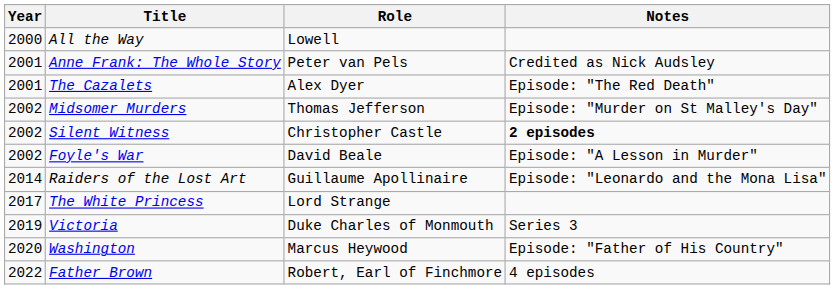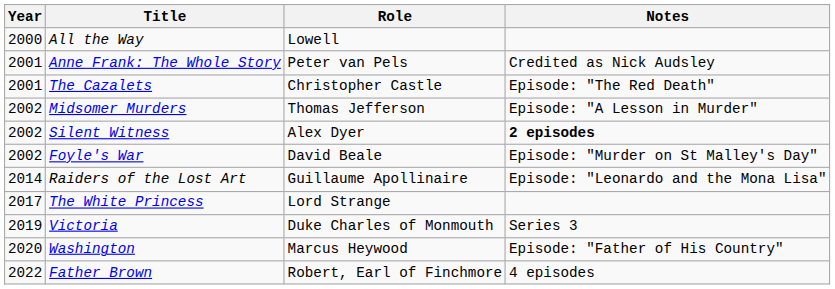(326, 86) Alex Dyer -> (365, 86) Christopher Castle
(663, 109) Episode: "Murder on St Malley's Day" -> (633, 109) Episode: "A Lesson in Murder"
(365, 133) Christopher Castle -> (326, 133) Alex Dyer
(633, 156) Episode: "A Lesson in Murder" -> (663, 156) Episode: "Murder on St Malley's Day"
